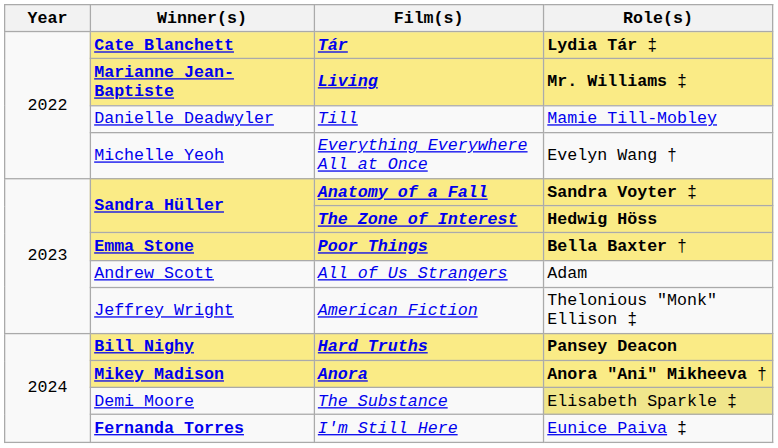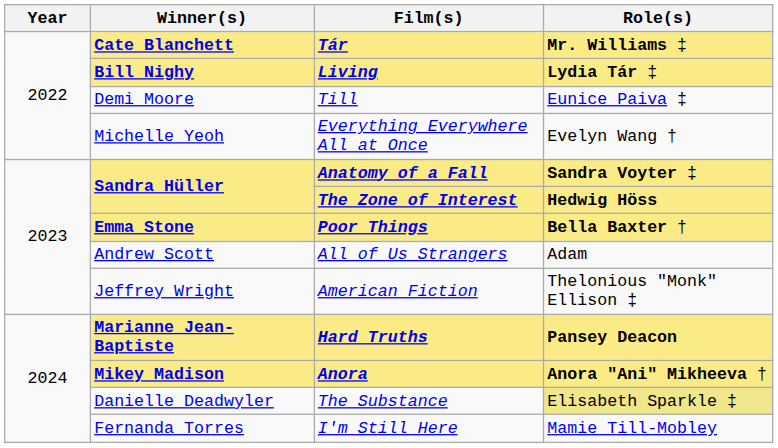(602, 45) Lydia Tár ‡ -> (617, 45) Mr. Williams ‡
(164, 82) Marianne Jean-Baptiste -> (144, 72) Bill Nighy
(617, 82) Mr. Williams ‡ -> (602, 72) Lydia Tár ‡
(184, 119) Danielle Deadwyler -> (144, 100) Demi Moore
(632, 119) Mamie Till-Mobley -> (617, 100) Eunice Paiva ‡
(144, 347) Bill Nighy -> (164, 337) Marianne Jean-Baptiste
(144, 401) Demi Moore -> (184, 401) Danielle Deadwyler
(169, 428) bold -> (169, 428) normal
(617, 428) Eunice Paiva ‡ -> (632, 428) Mamie Till-Mobley
